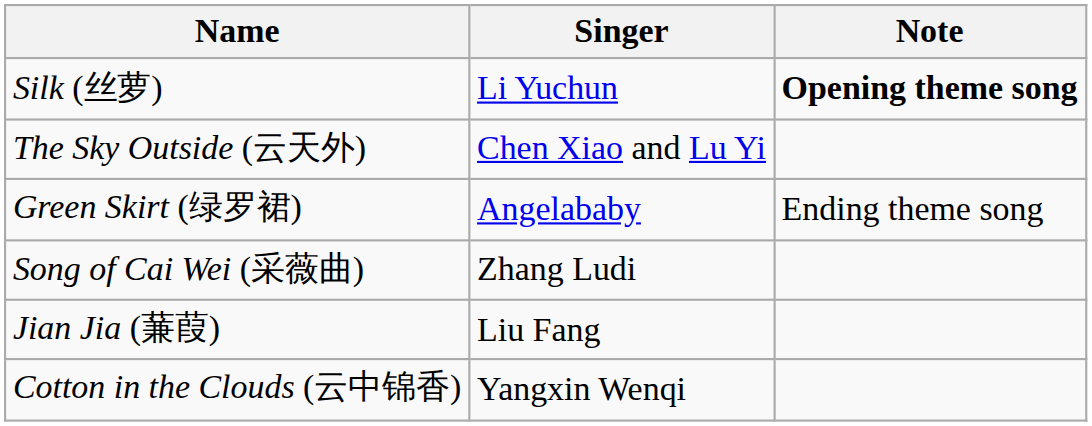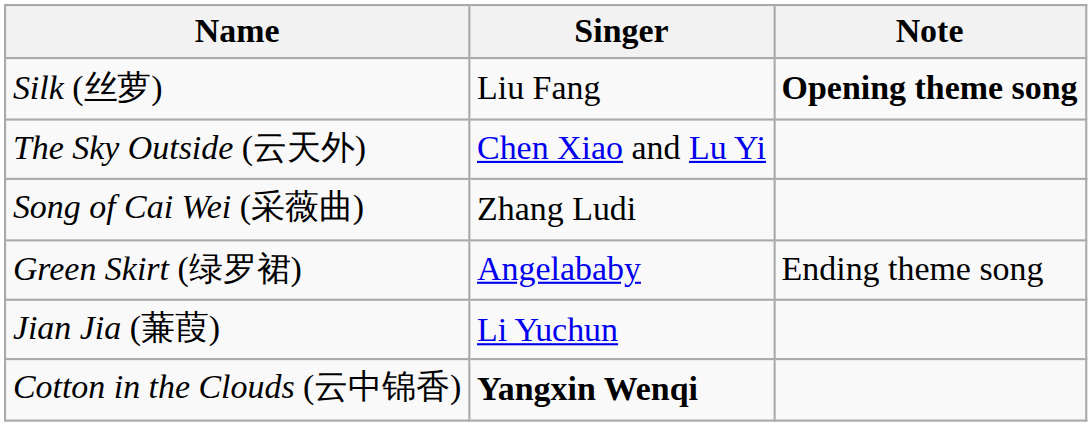(548, 88) Li Yuchun -> (539, 88) Liu Fang
rows swapped: (157, 207) <-> (188, 267)
(539, 328) Liu Fang -> (548, 328) Li Yuchun
(582, 389) normal -> (587, 389) bold
